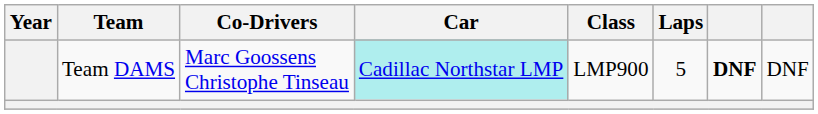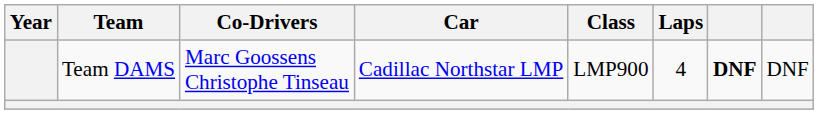(461, 69) paleturquoise background -> (461, 69) no background
(681, 69) 5 -> (681, 69) 4
